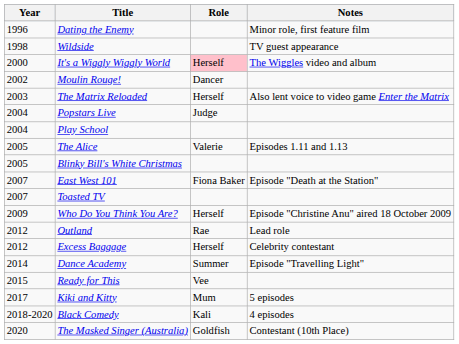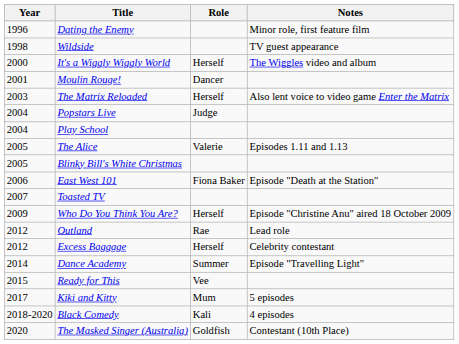(208, 63) pink background -> (208, 63) no background
(17, 79) 2002 -> (17, 79) 2001
(17, 180) 2007 -> (17, 180) 2006
